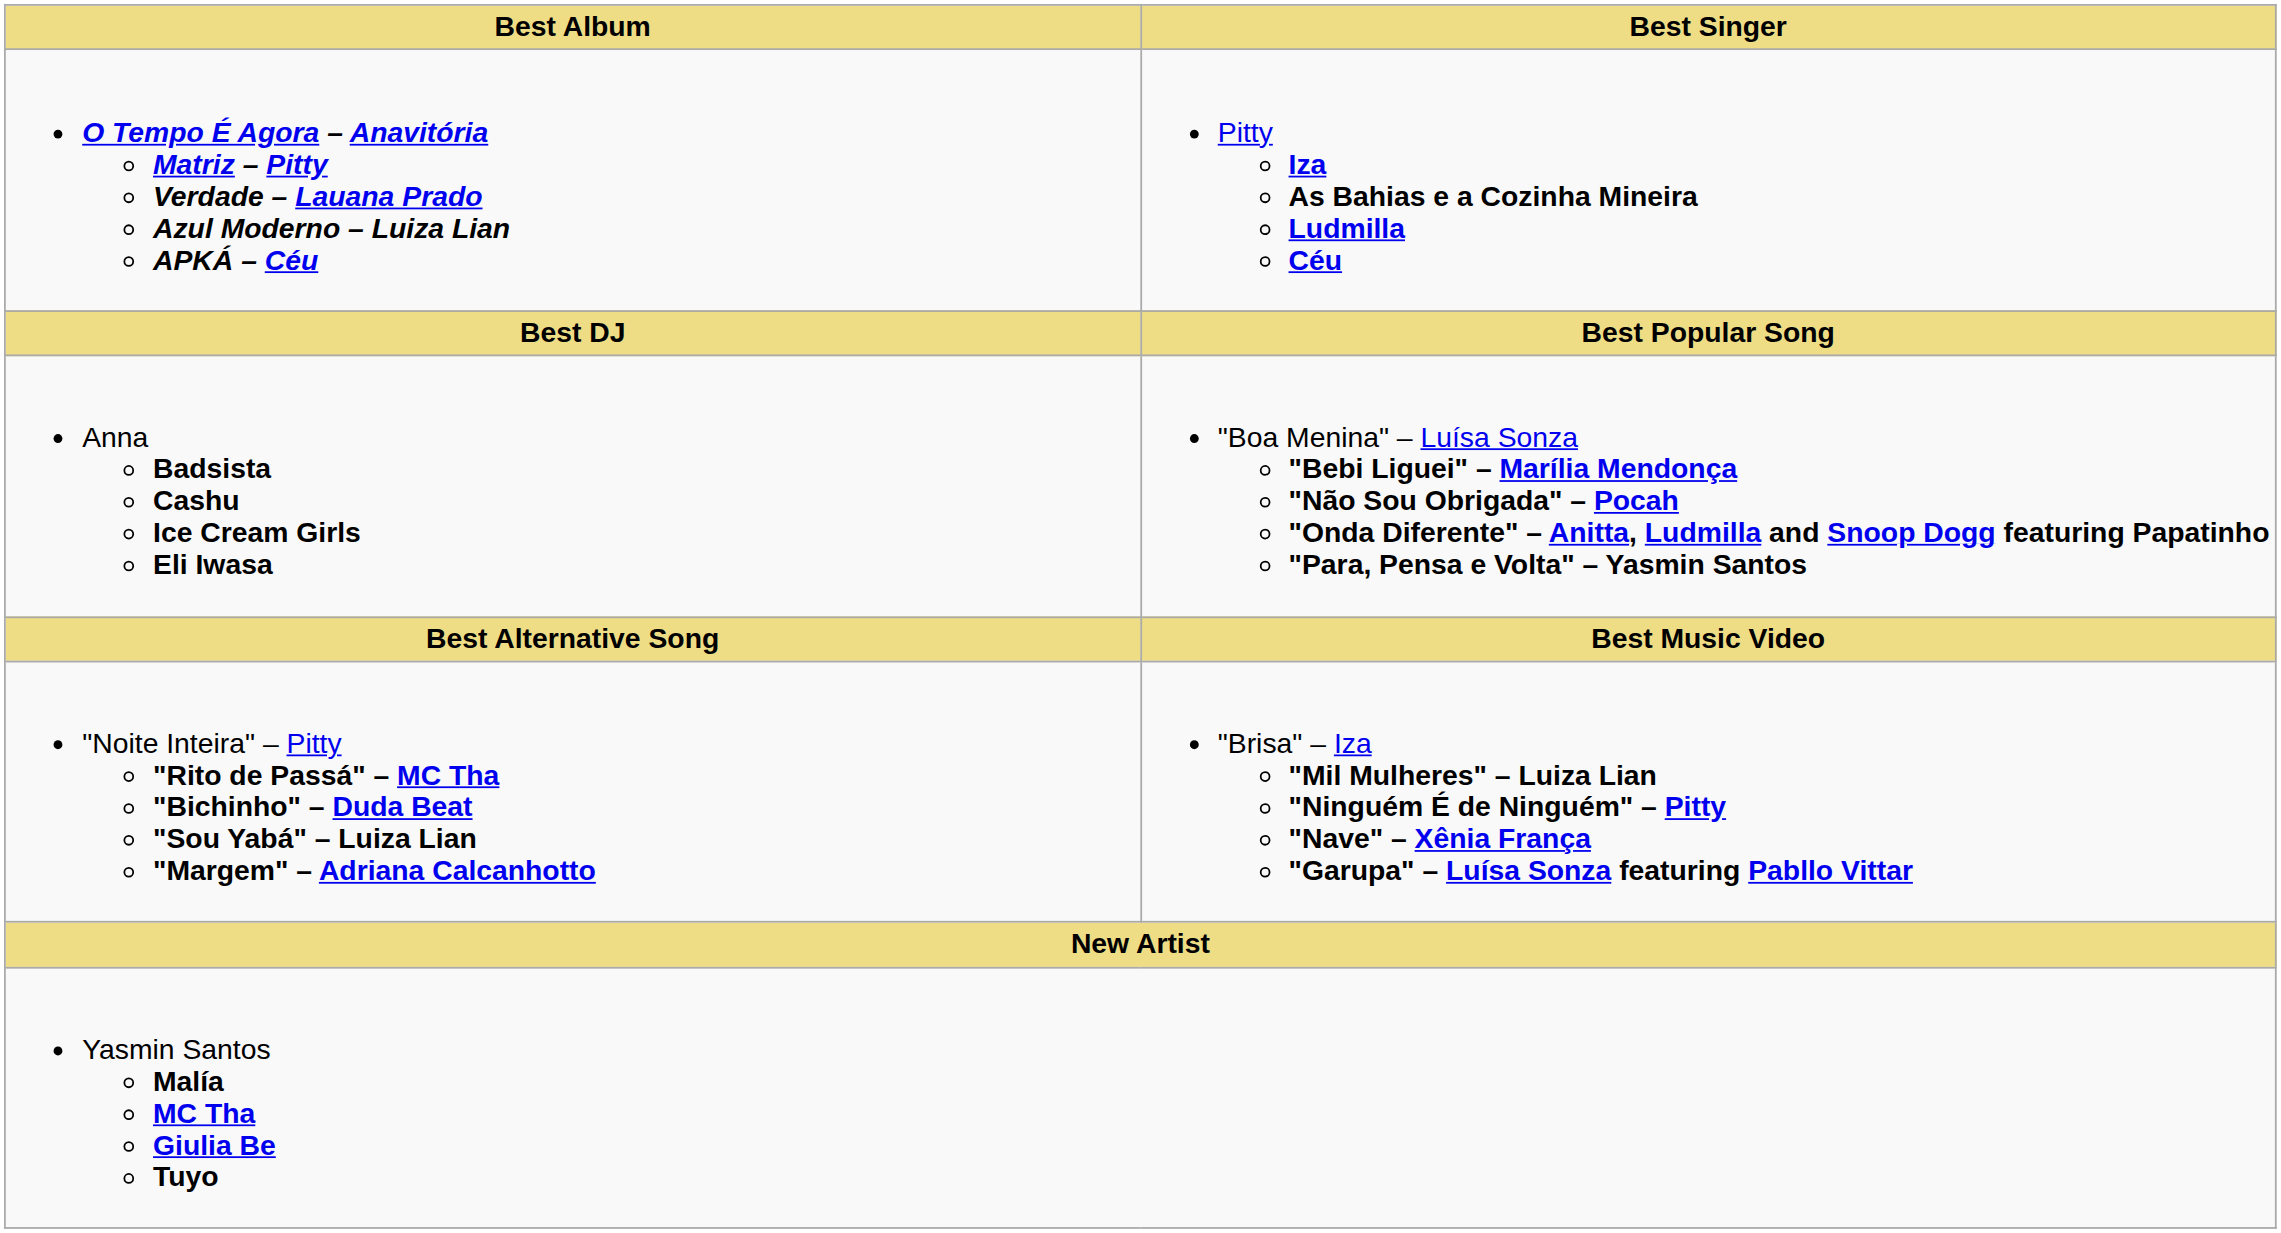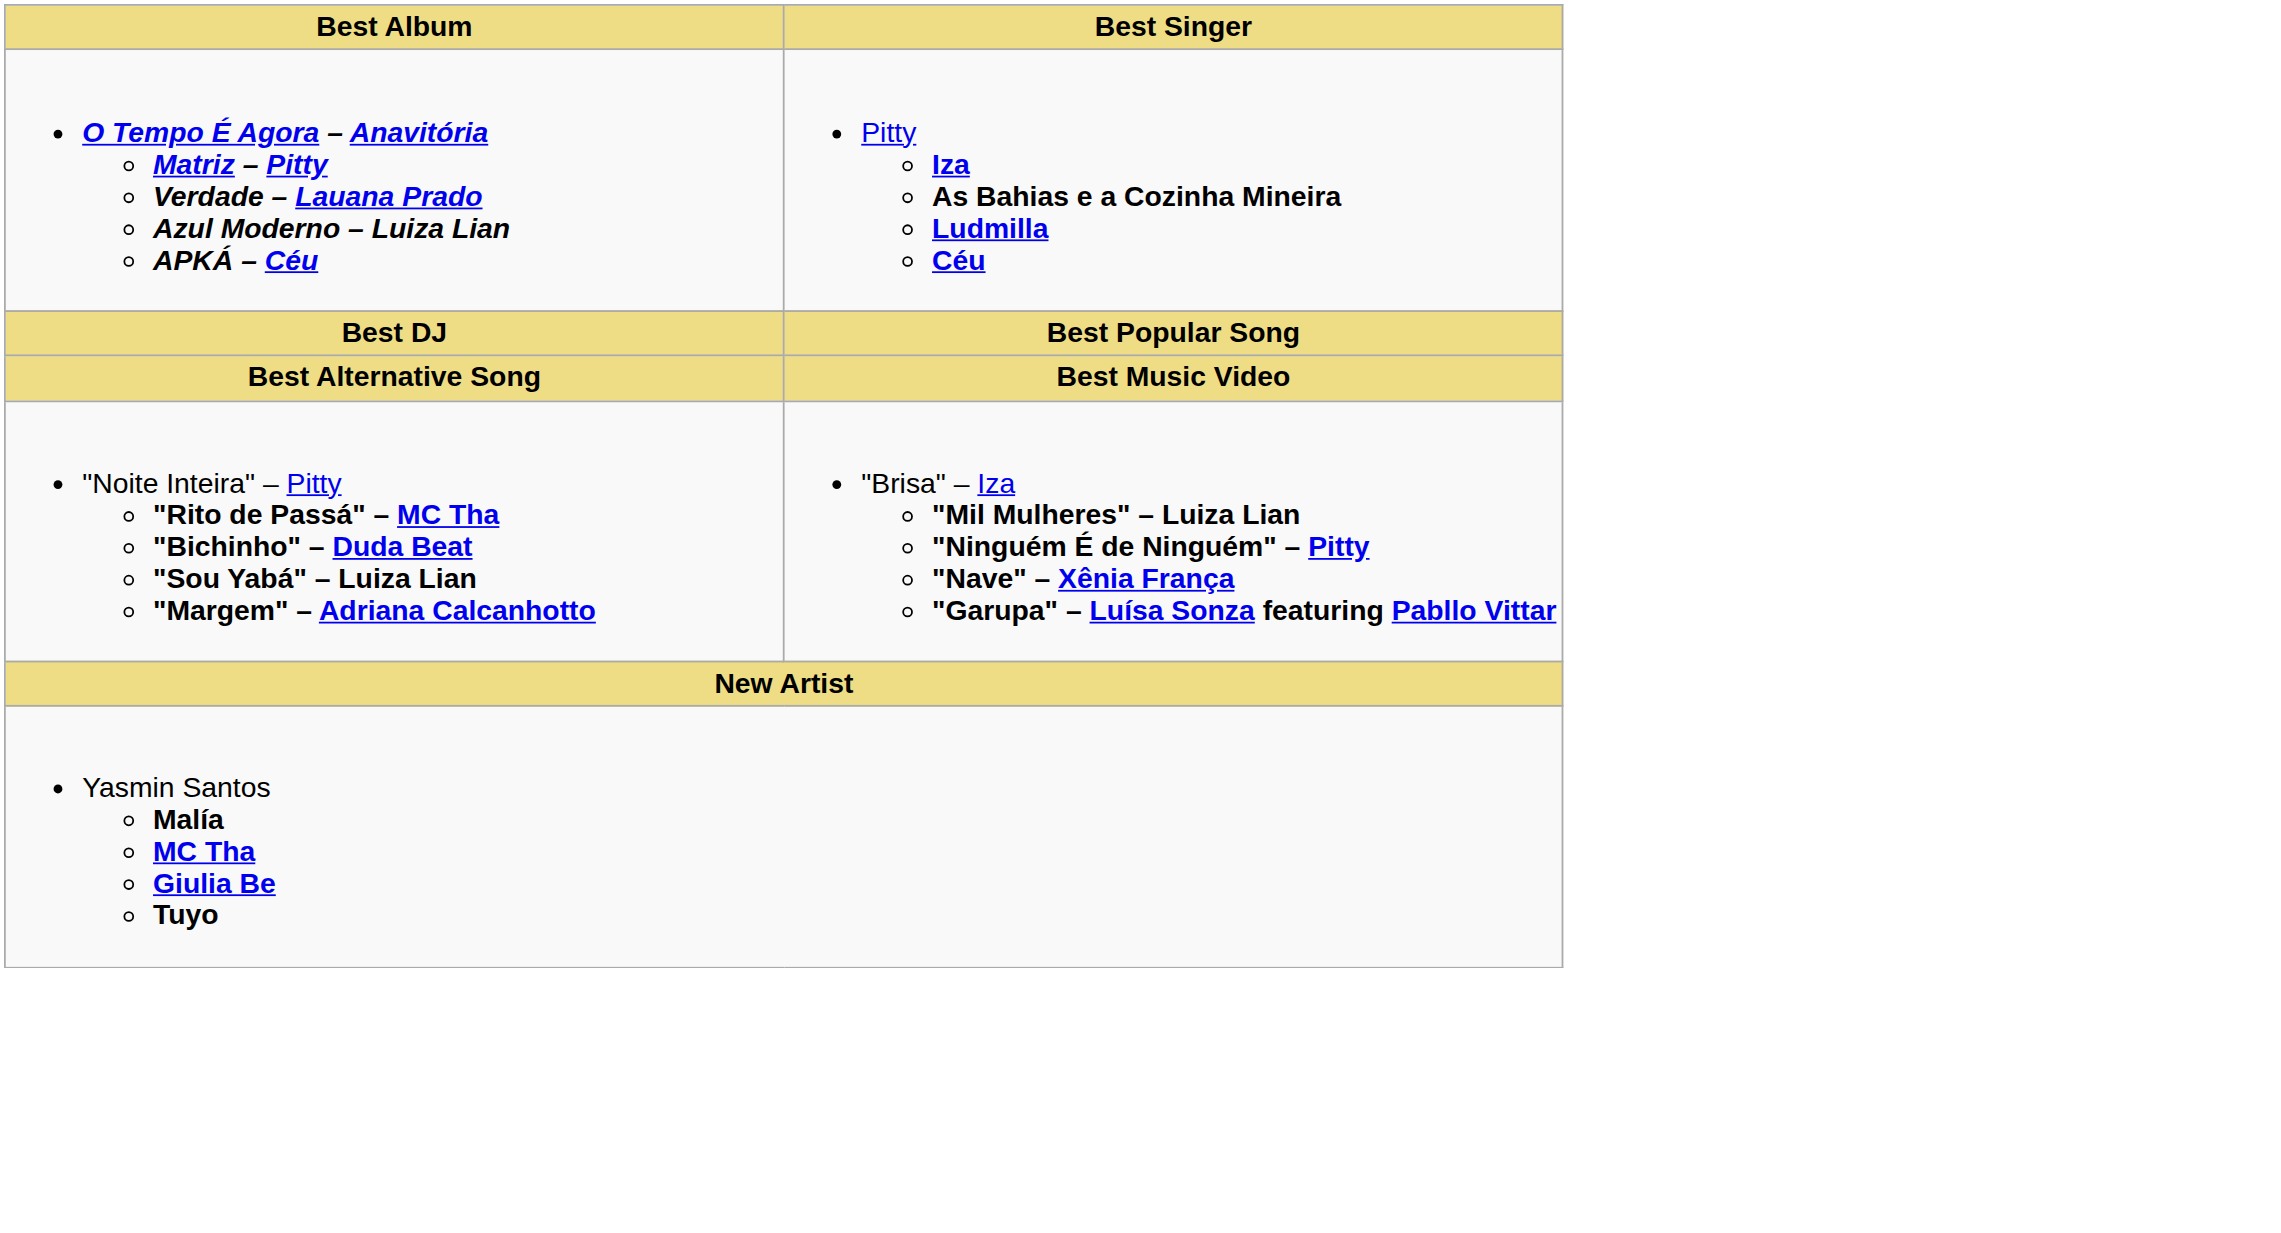- row: (573, 502)
